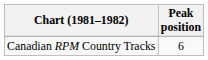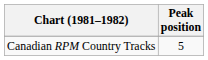(181, 45) 6 -> (181, 45) 5
